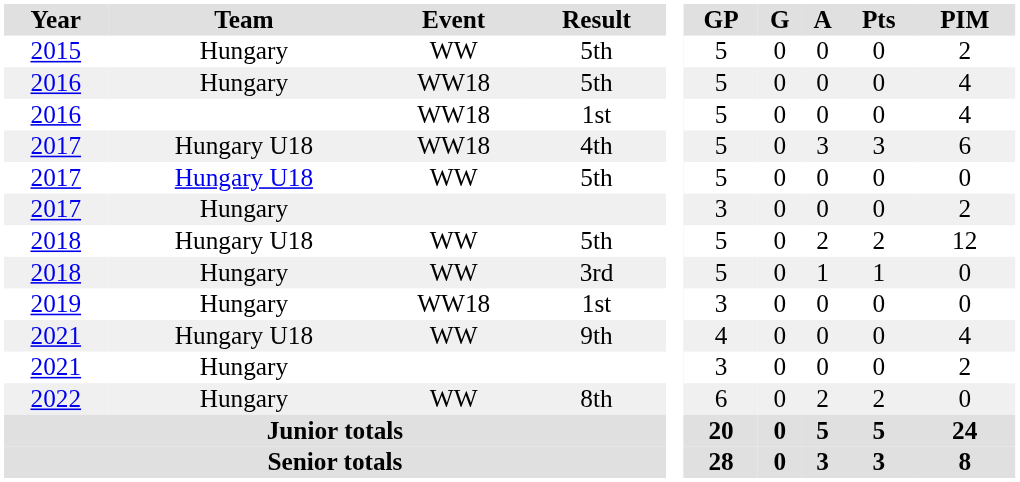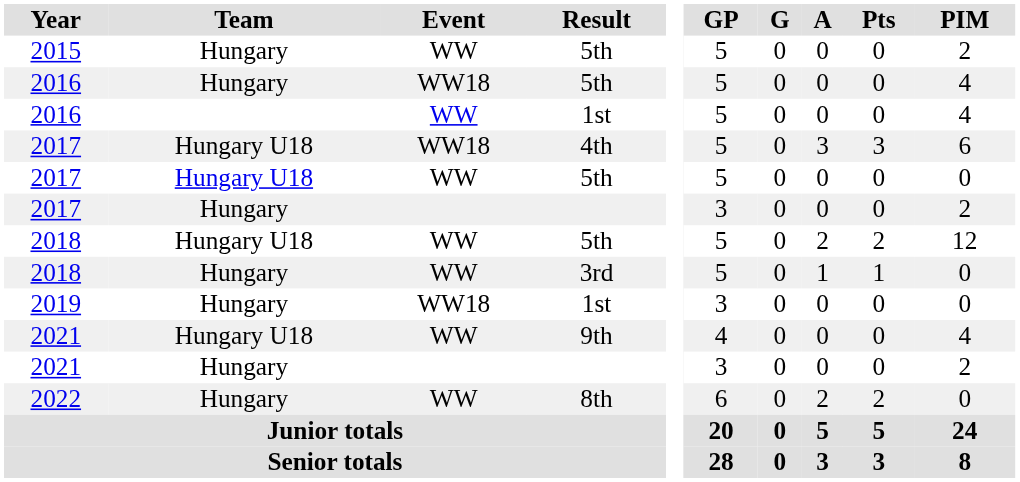(454, 114) WW18 -> (454, 114) WW
